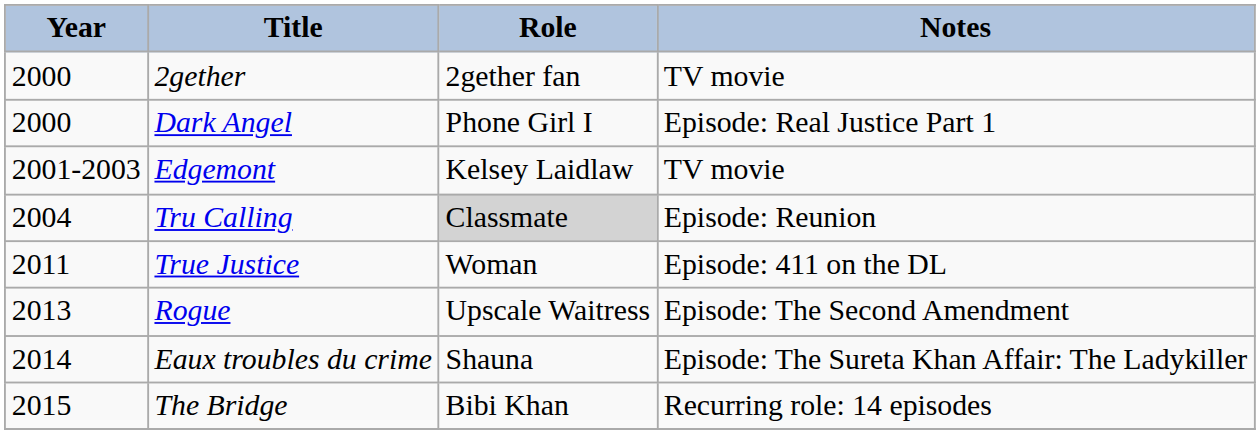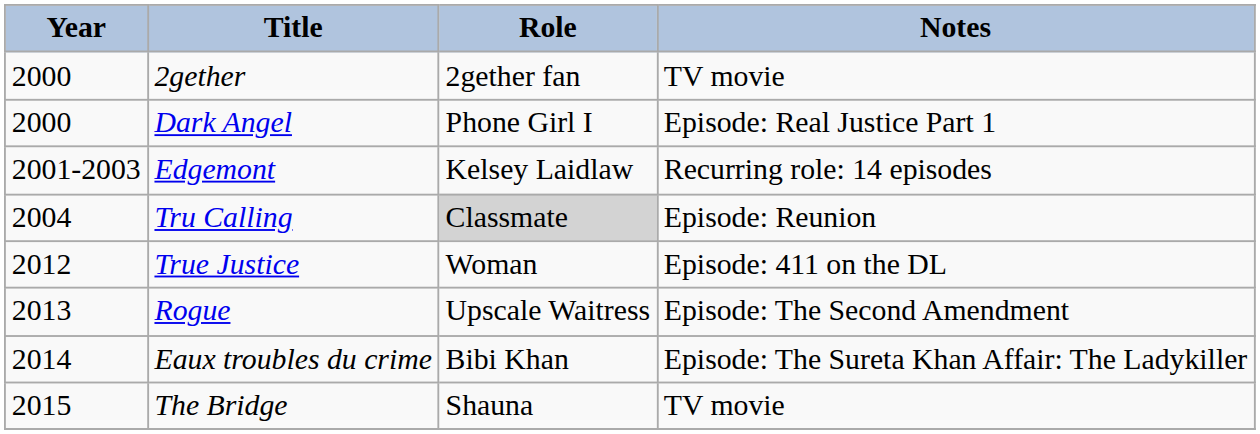(724, 169) TV movie -> (828, 169) Recurring role: 14 episodes
(41, 264) 2011 -> (42, 264) 2012
(489, 358) Shauna -> (507, 358) Bibi Khan
(507, 405) Bibi Khan -> (489, 405) Shauna
(828, 405) Recurring role: 14 episodes -> (724, 405) TV movie
